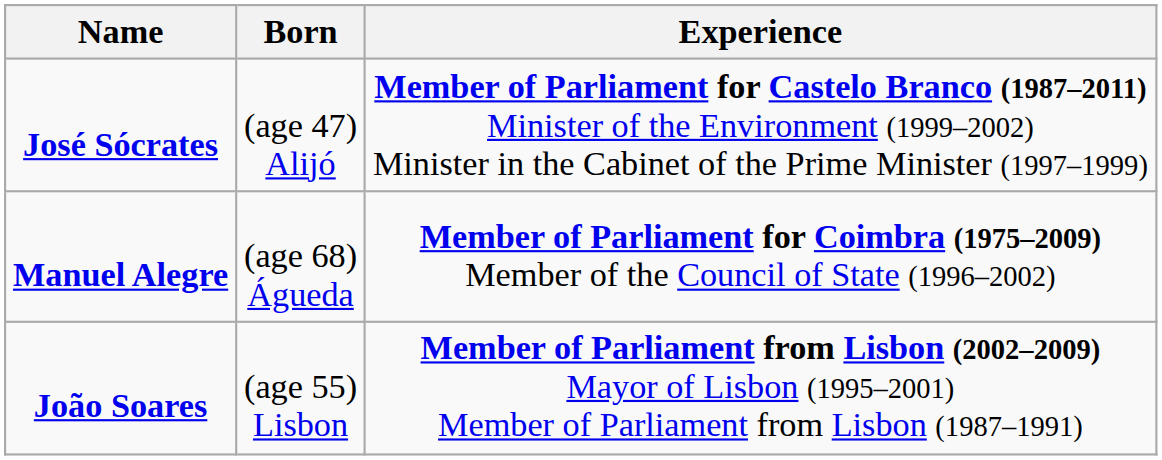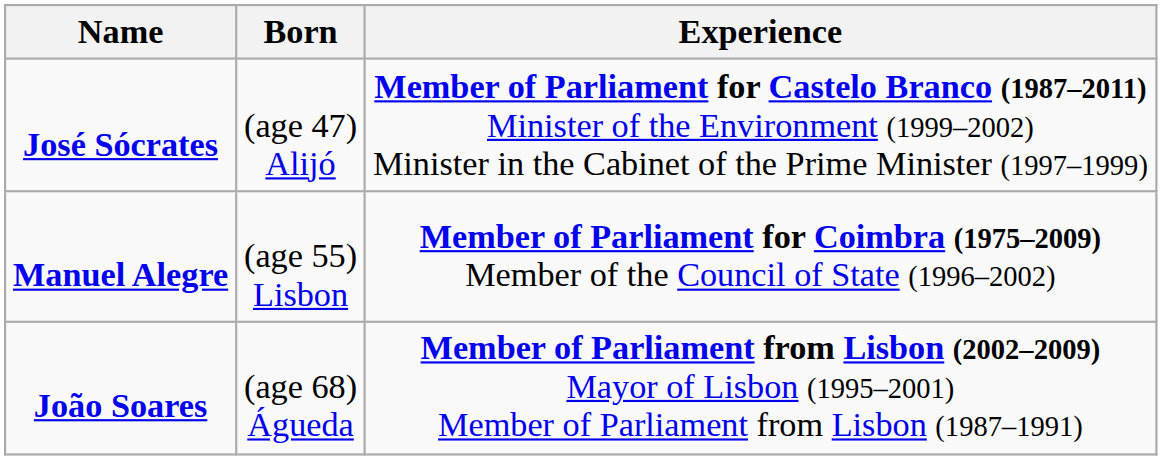(301, 275) (age 68) Águeda -> (301, 275) (age 55) Lisbon
(301, 406) (age 55) Lisbon -> (301, 406) (age 68) Águeda
